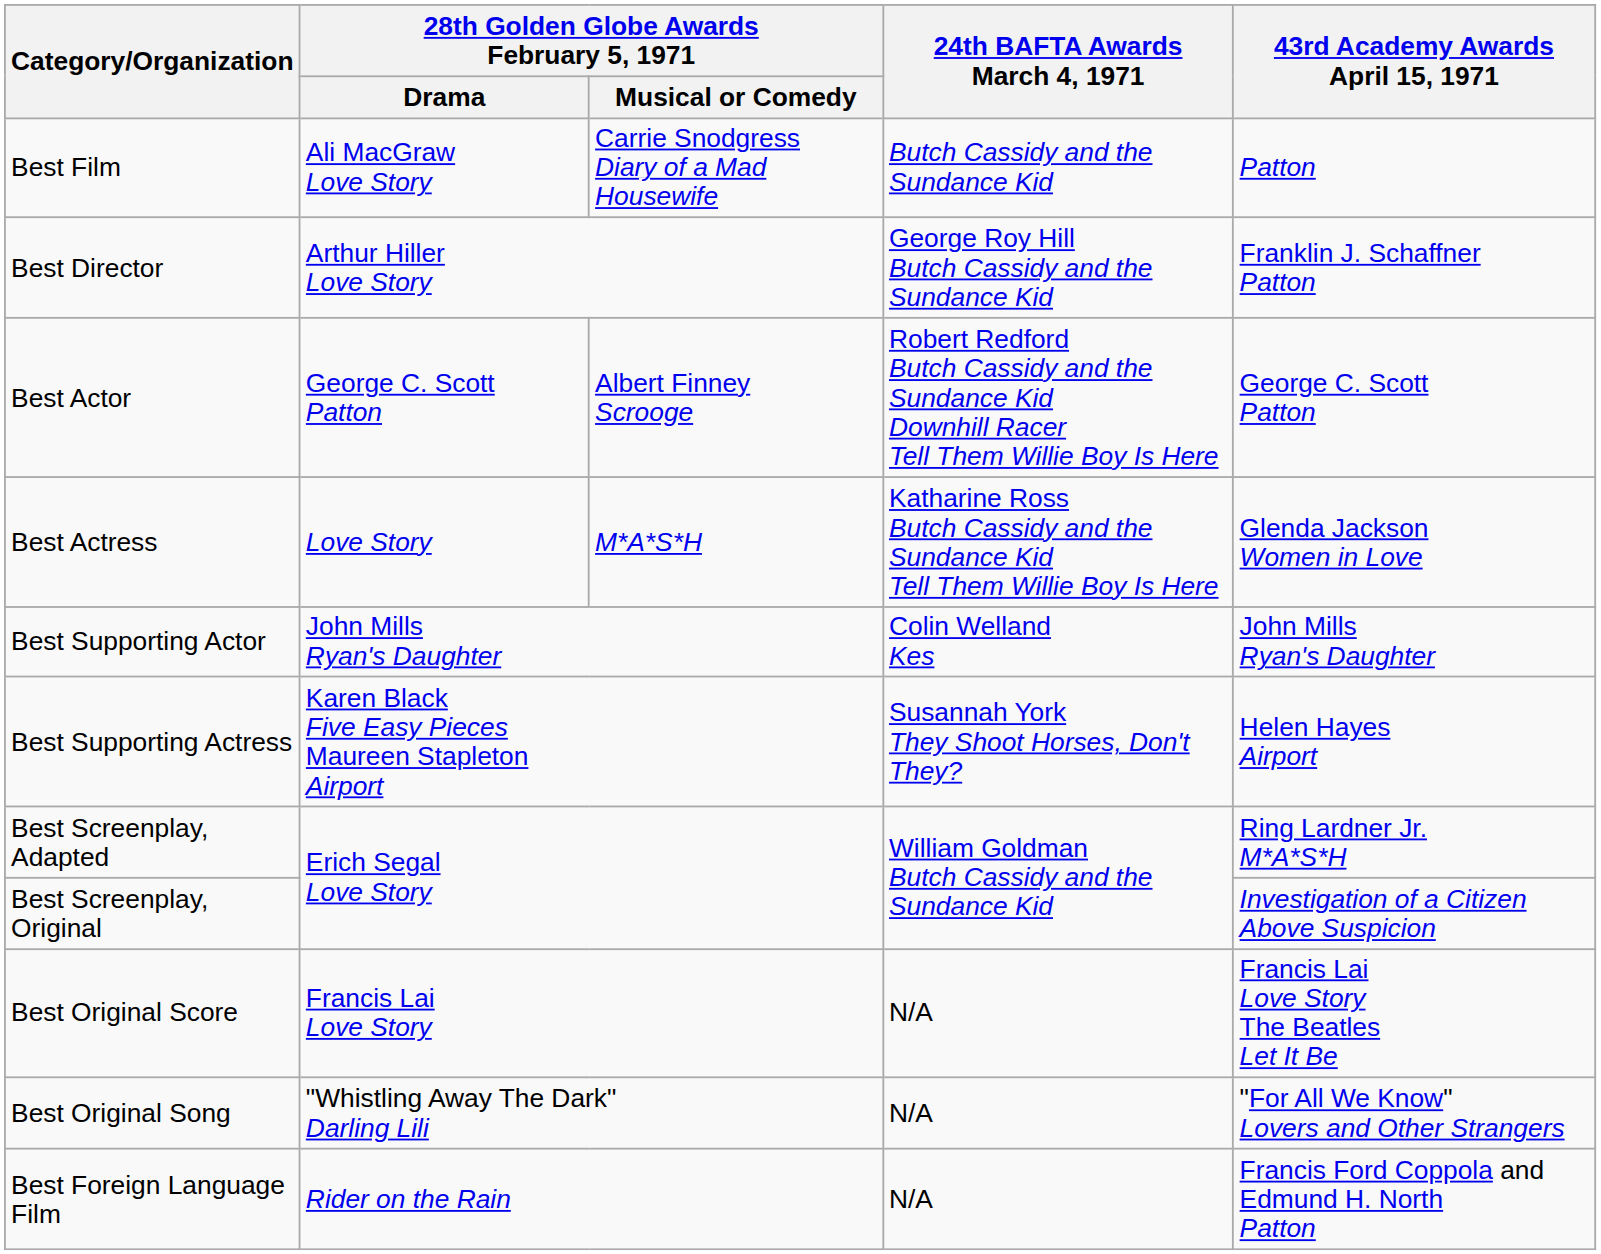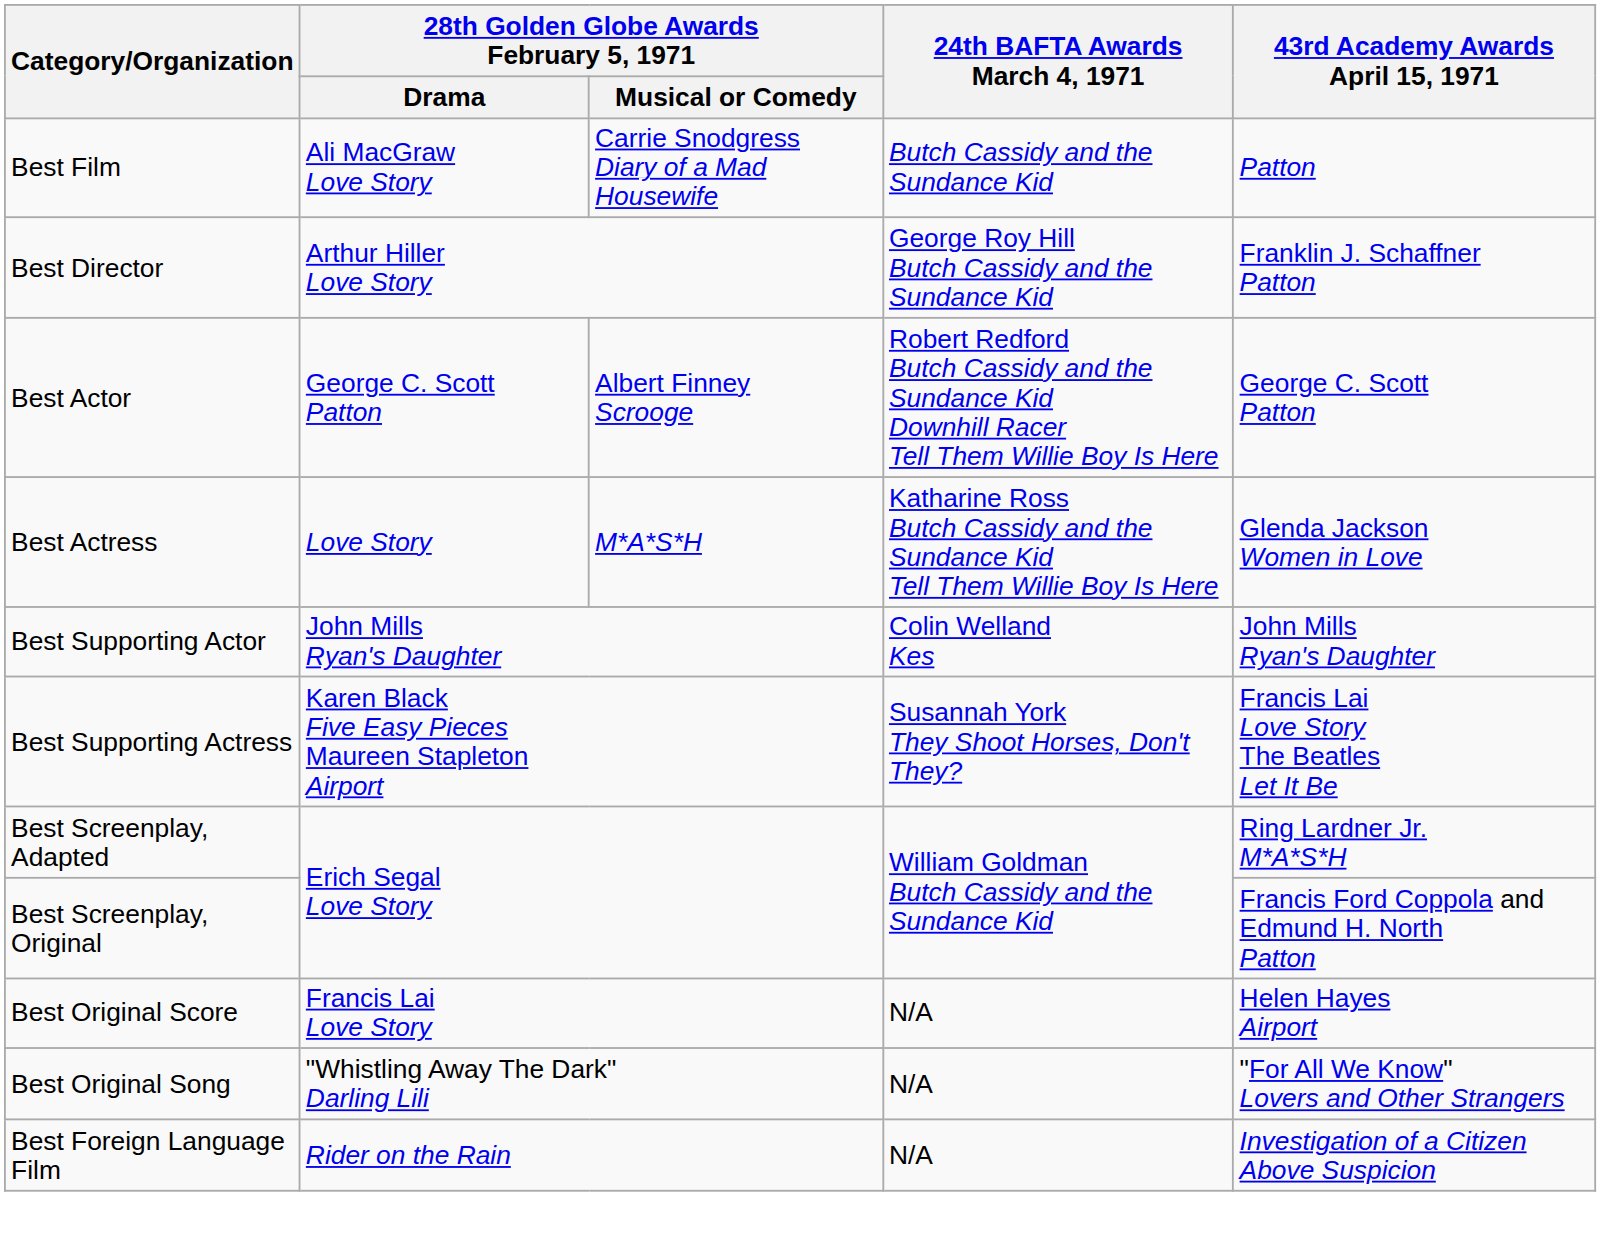(1315, 742) Helen Hayes Airport -> (1310, 742) Francis Lai Love Story The Beatles Let It Be
(1383, 913) Investigation of a Citizen Above Suspicion -> (1392, 928) Francis Ford Coppola and Edmund H. North Patton
(1310, 1013) Francis Lai Love Story The Beatles Let It Be -> (1315, 1013) Helen Hayes Airport
(1392, 1199) Francis Ford Coppola and Edmund H. North Patton -> (1383, 1155) Investigation of a Citizen Above Suspicion
